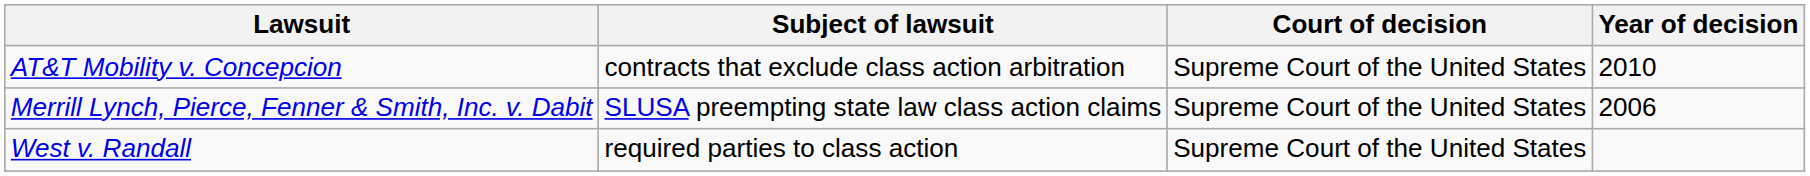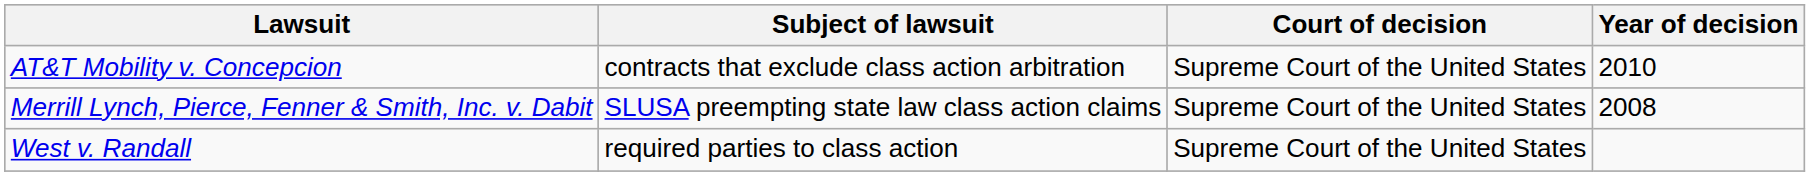(1627, 107) 2006 -> (1627, 107) 2008
